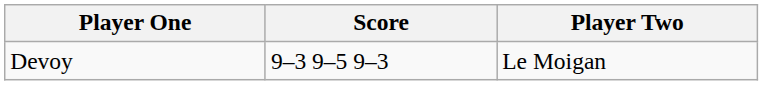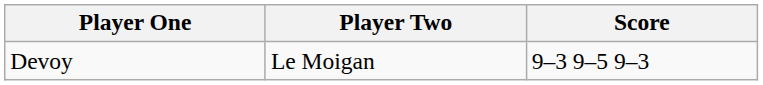columns swapped: (627, 23) <-> (381, 23)
